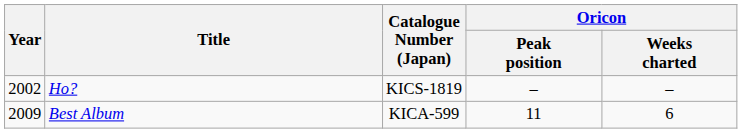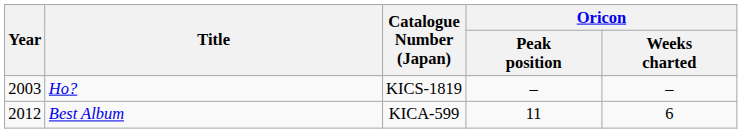(25, 88) 2002 -> (25, 88) 2003
(25, 114) 2009 -> (25, 114) 2012
